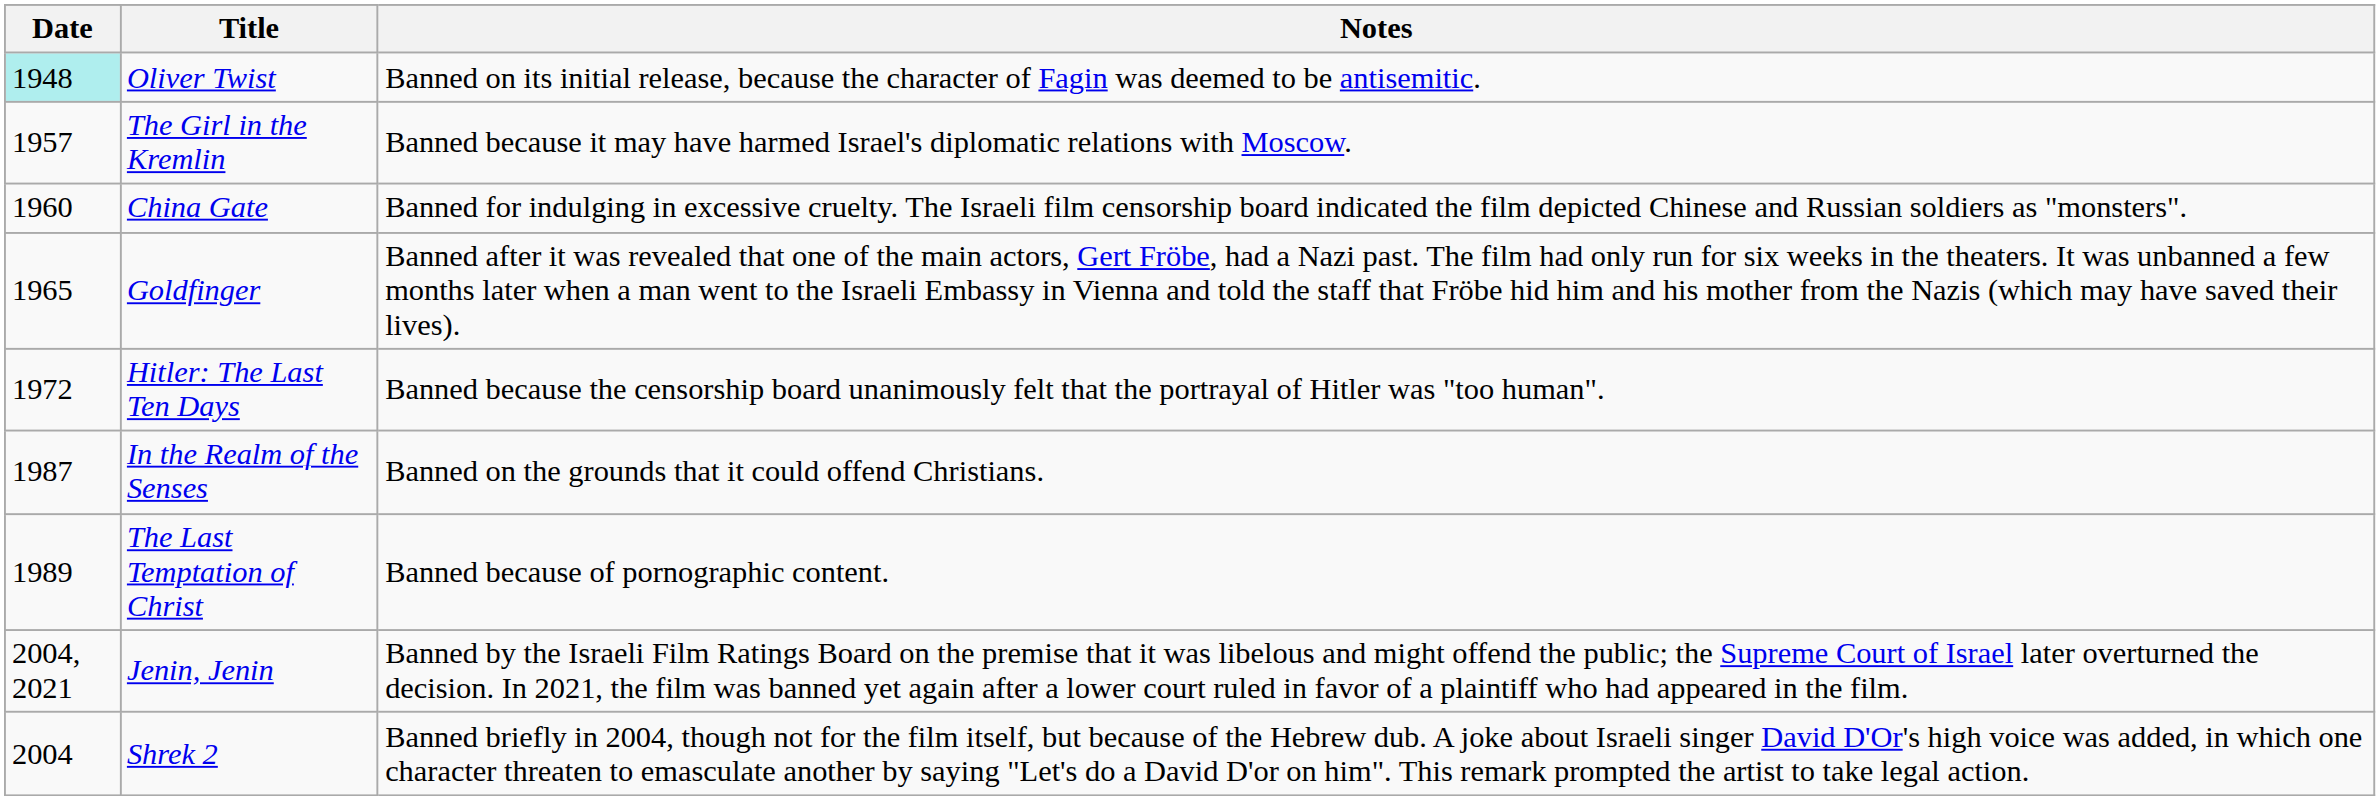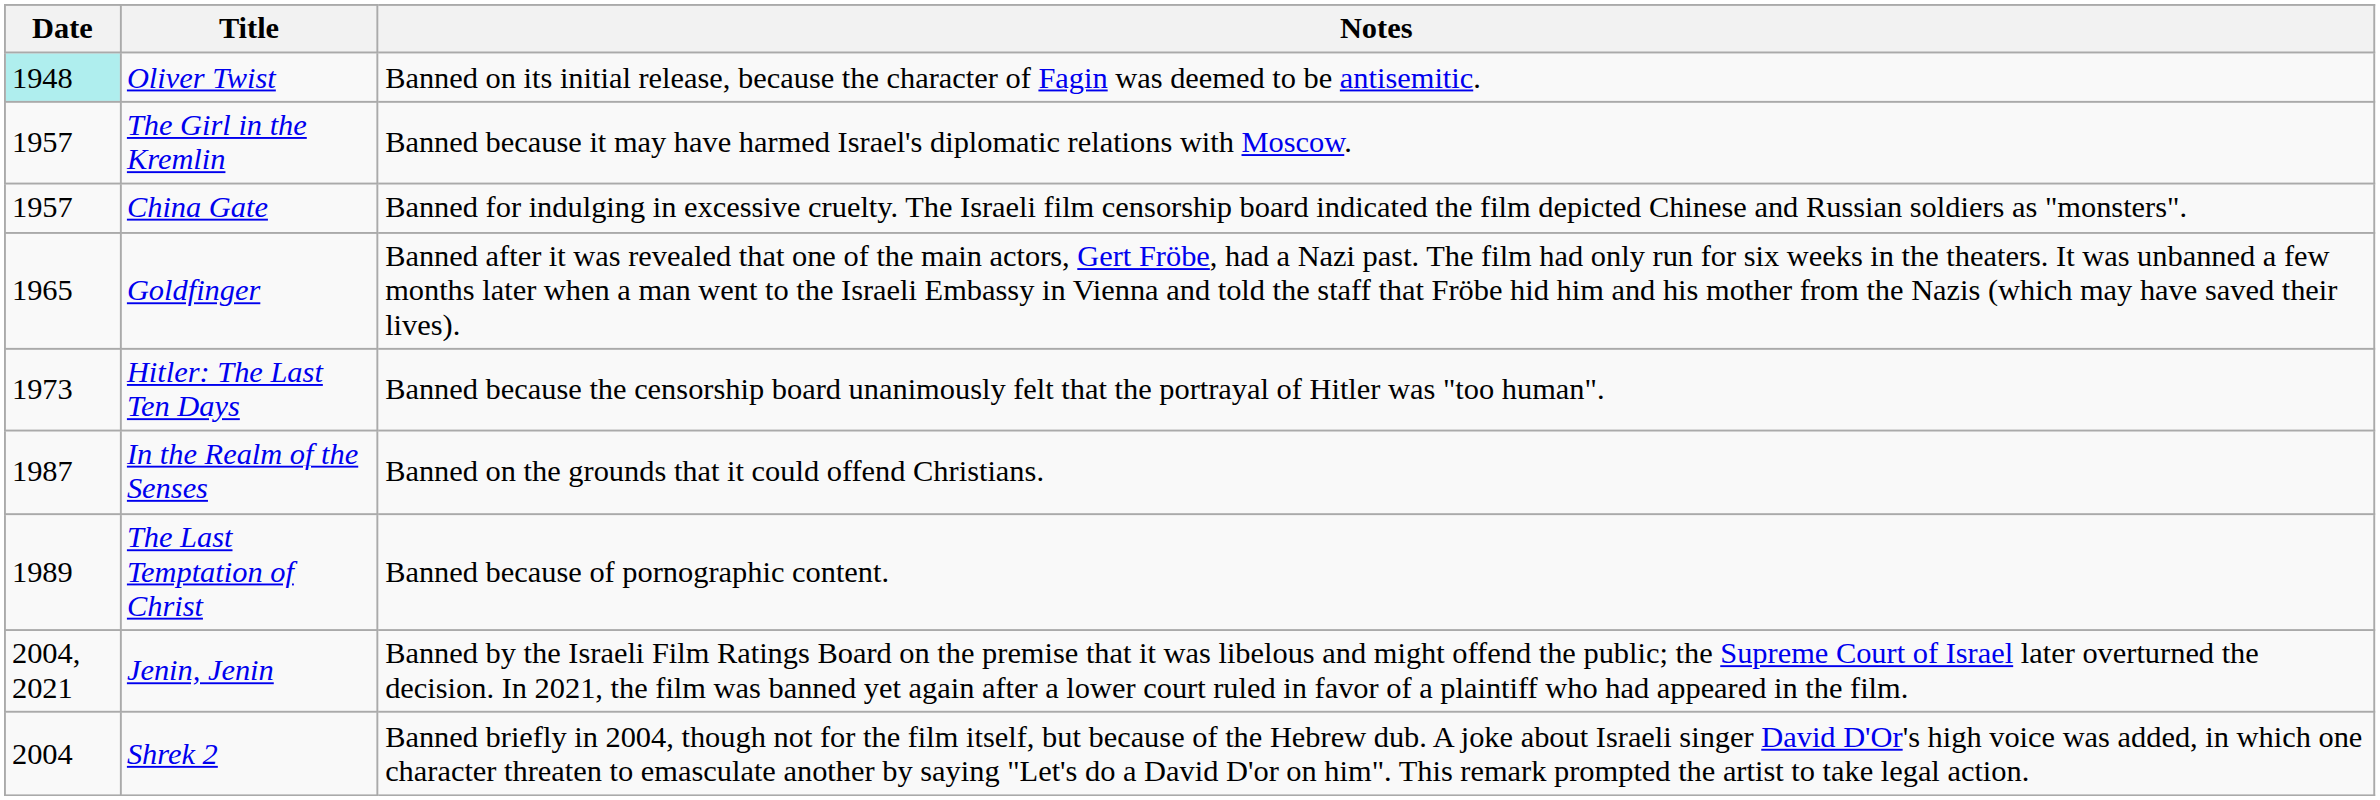(42, 207) 1960 -> (42, 207) 1957
(42, 389) 1972 -> (42, 389) 1973
